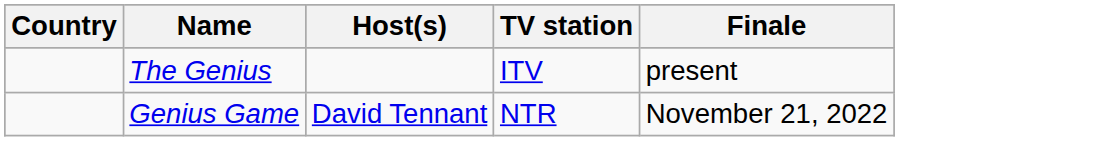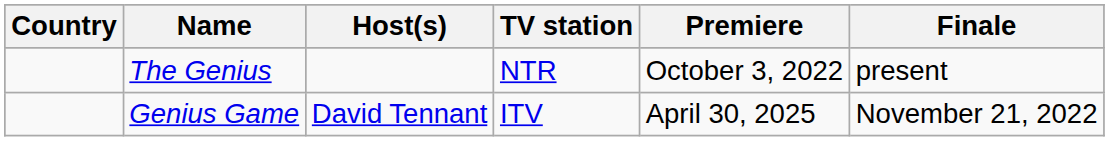+ column: (744, 26)
(521, 69) ITV -> (528, 69) NTR
(528, 113) NTR -> (521, 113) ITV
